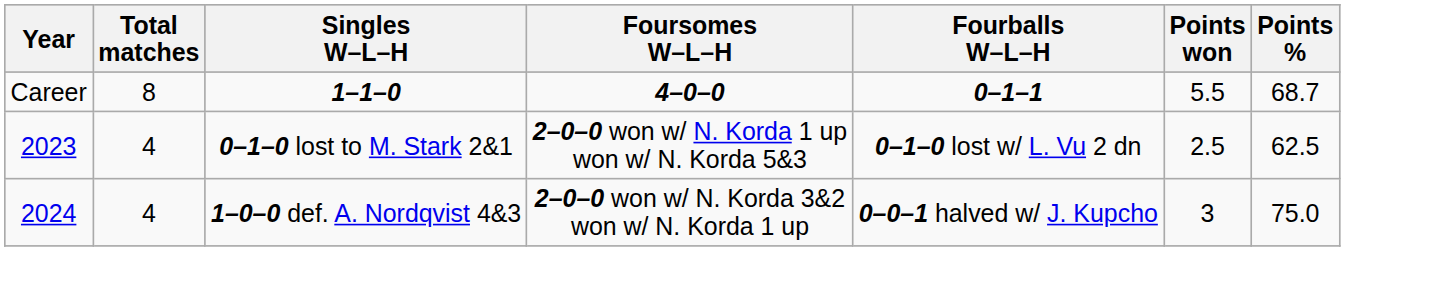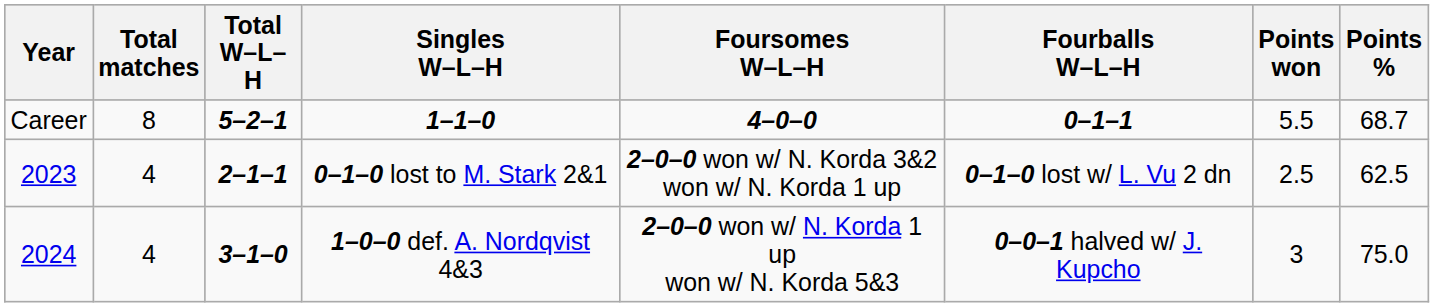+ column: (253, 53)
(690, 145) 2–0–0 won w/ N. Korda 1 up won w/ N. Korda 5&3 -> (782, 173) 2–0–0 won w/ N. Korda 3&2 won w/ N. Korda 1 up
(690, 213) 2–0–0 won w/ N. Korda 3&2 won w/ N. Korda 1 up -> (782, 255) 2–0–0 won w/ N. Korda 1 up won w/ N. Korda 5&3
